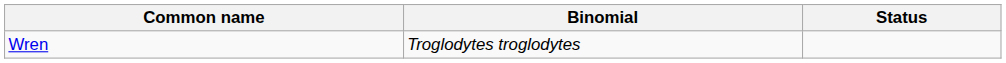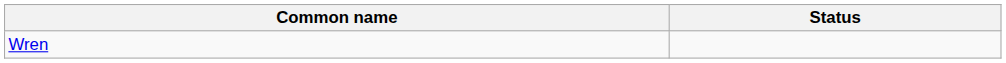- column: (603, 17)
